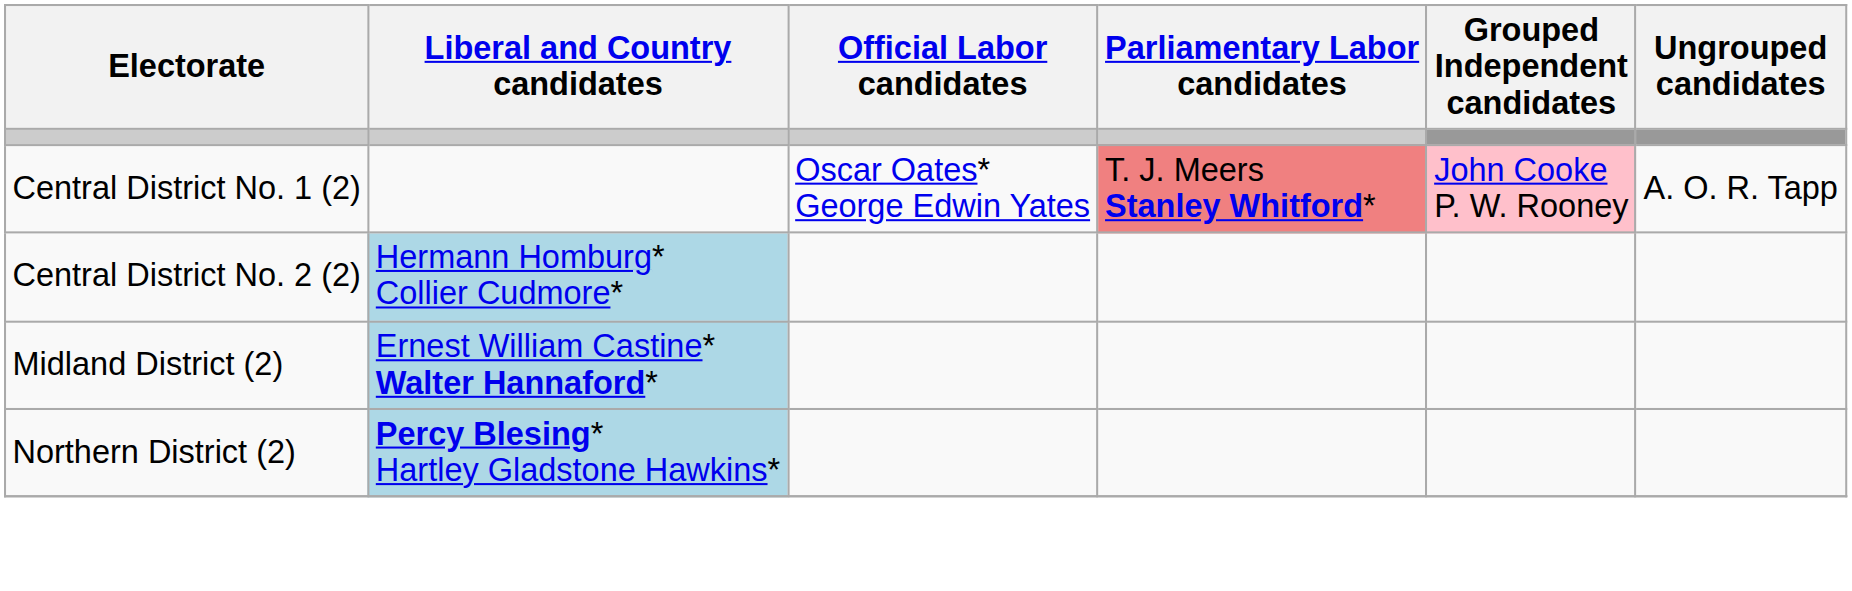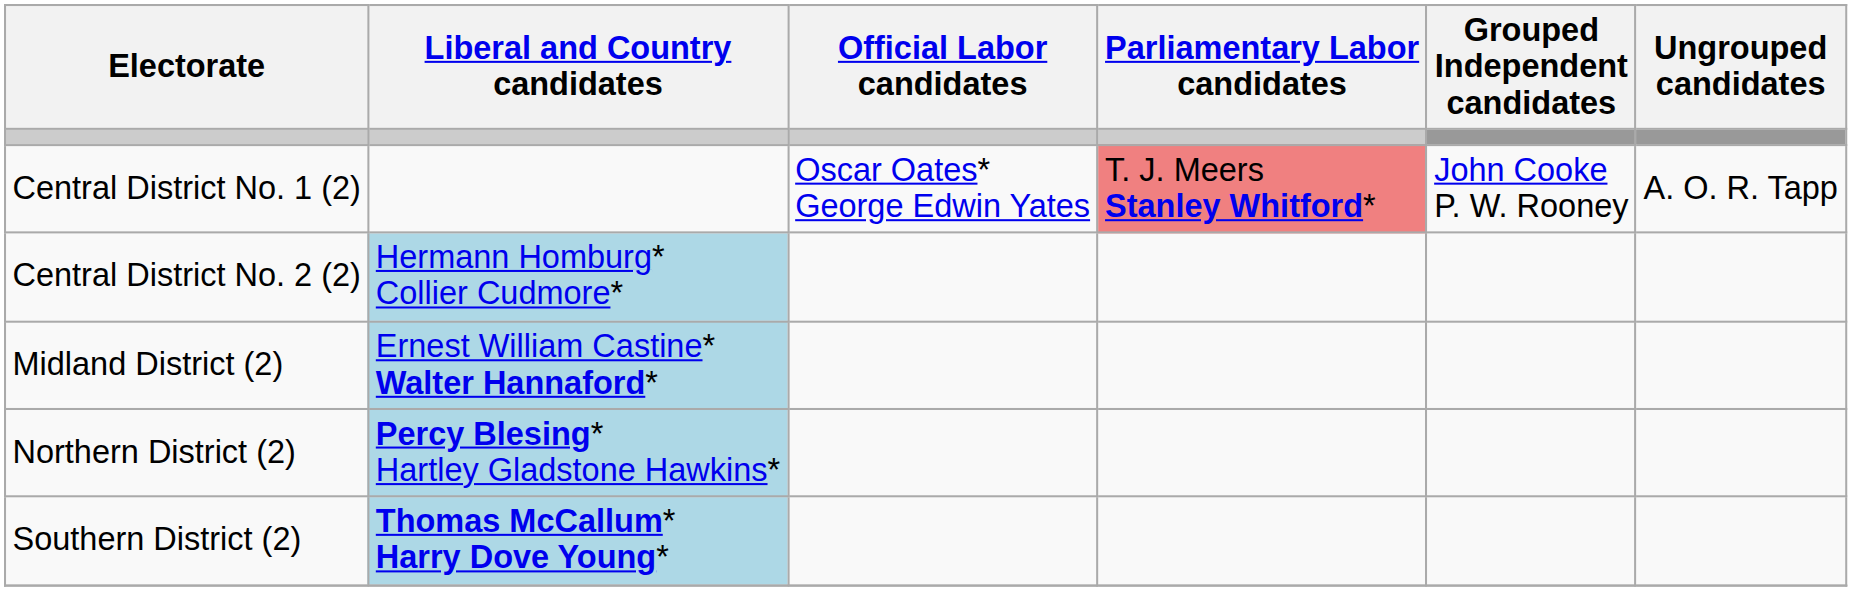(1531, 188) pink background -> (1531, 188) no background
+ row: (157, 540)
